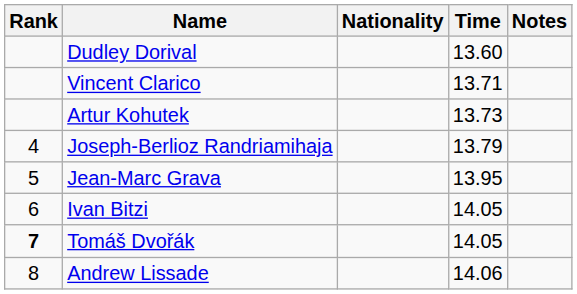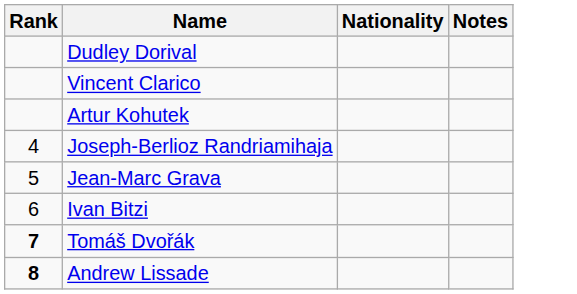- column: (478, 21)
(34, 273) normal -> (34, 273) bold
